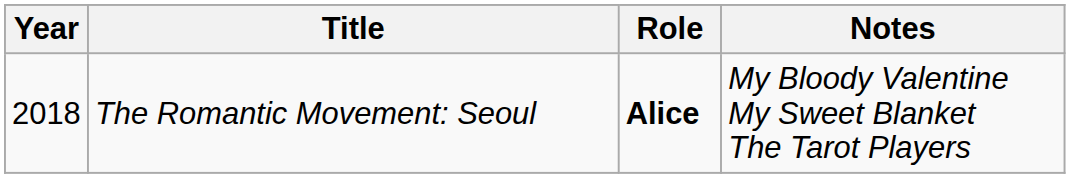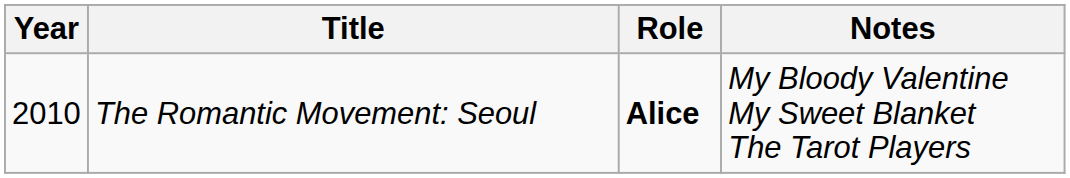(46, 112) 2018 -> (46, 112) 2010
